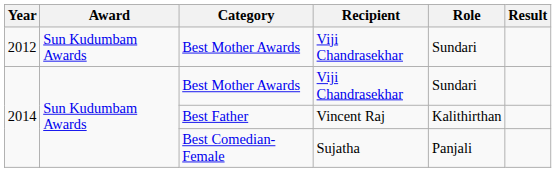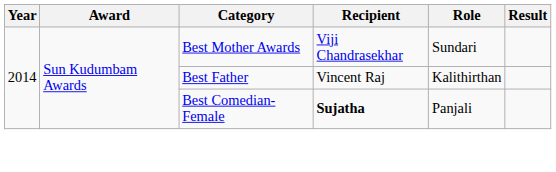- row: (22, 46)
(338, 147) normal -> (341, 108) bold
